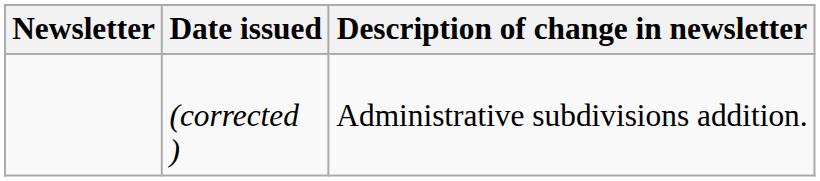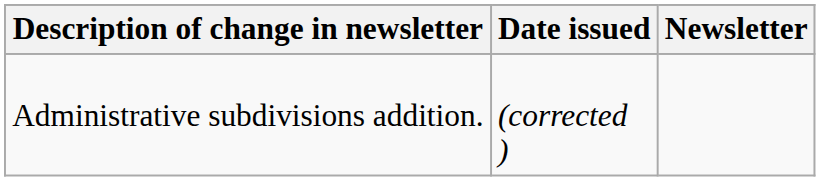columns swapped: (84, 29) <-> (572, 29)
